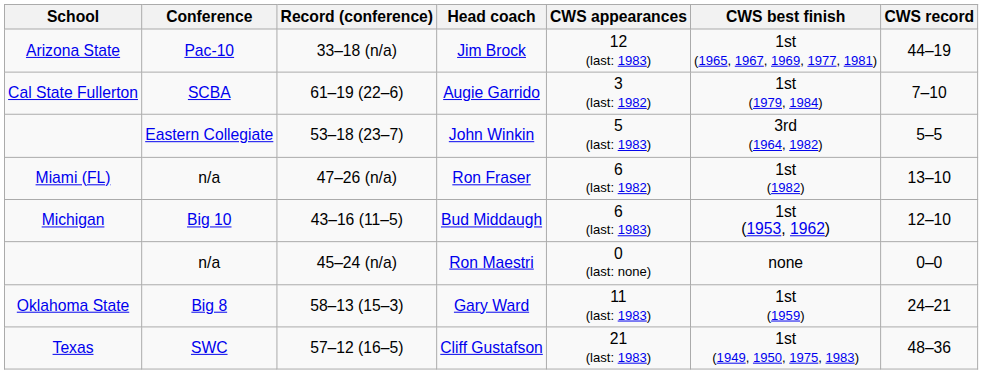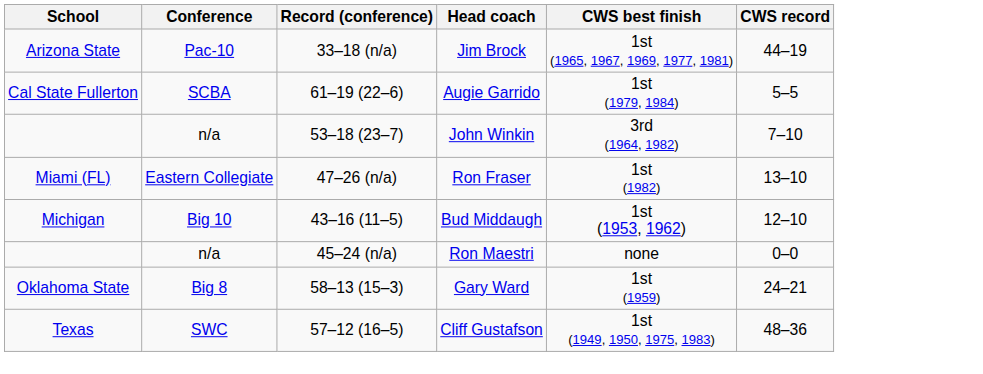- column: (618, 16)
(929, 93) 7–10 -> (785, 93) 5–5
(209, 135) Eastern Collegiate -> (209, 135) n/a
(929, 135) 5–5 -> (785, 135) 7–10
(209, 178) n/a -> (209, 178) Eastern Collegiate
